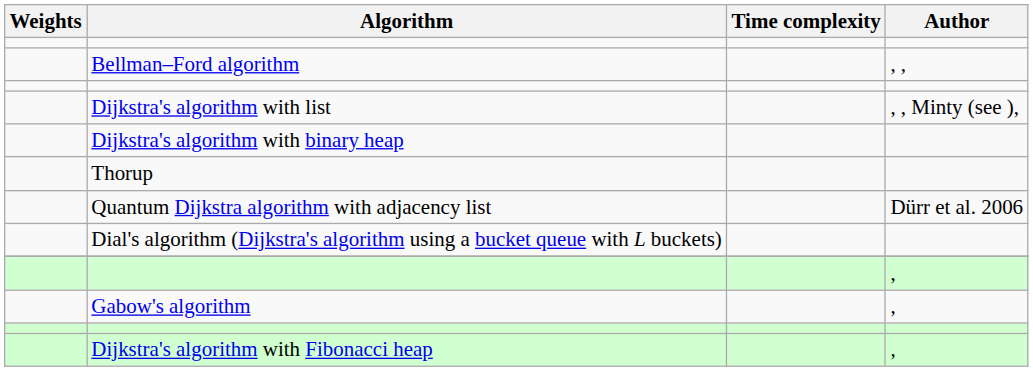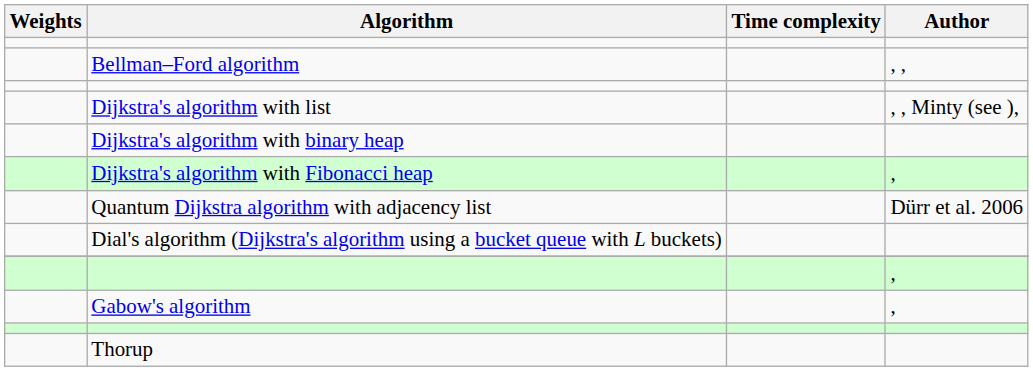rows swapped: (262, 349) <-> (122, 173)
